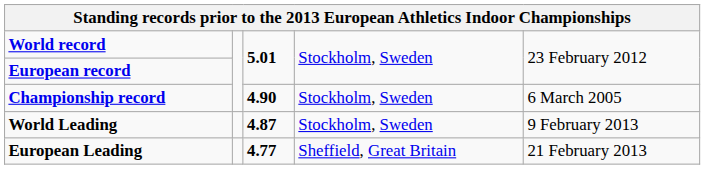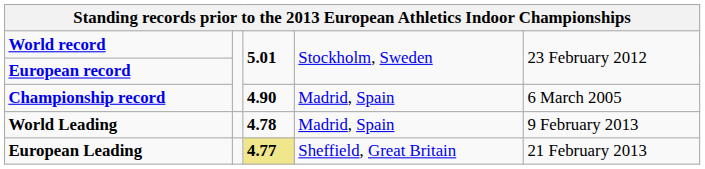(366, 97) Stockholm, Sweden -> (346, 97) Madrid, Spain
(262, 124) 4.87 -> (262, 124) 4.78
(366, 124) Stockholm, Sweden -> (346, 124) Madrid, Spain
(262, 151) no background -> (262, 151) khaki background
